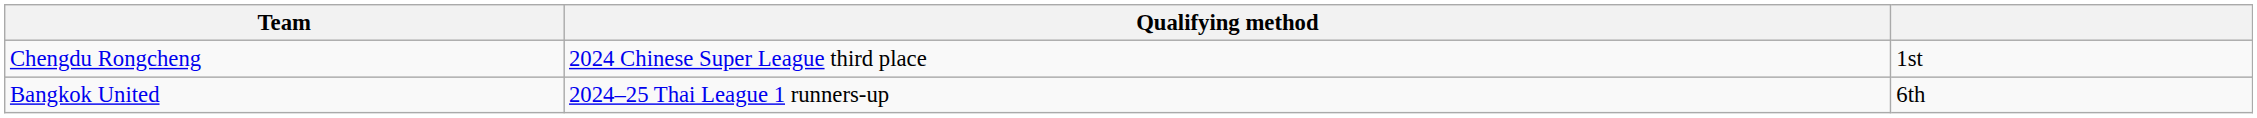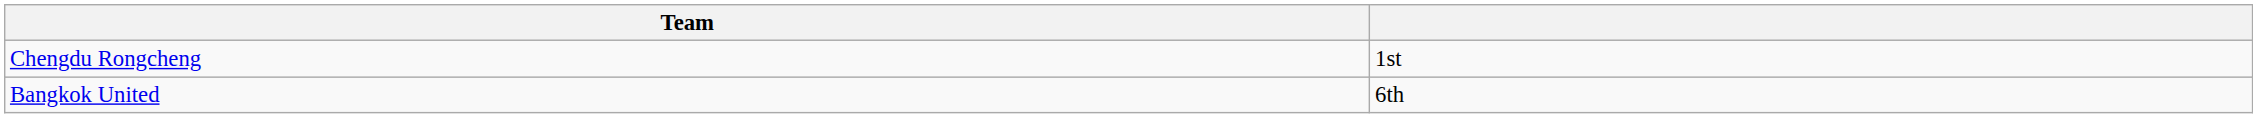- column: (1227, 22)
